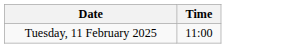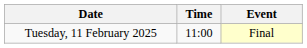+ column: (262, 14)
